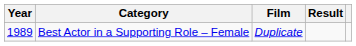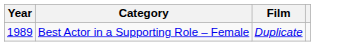- column: (326, 13)
